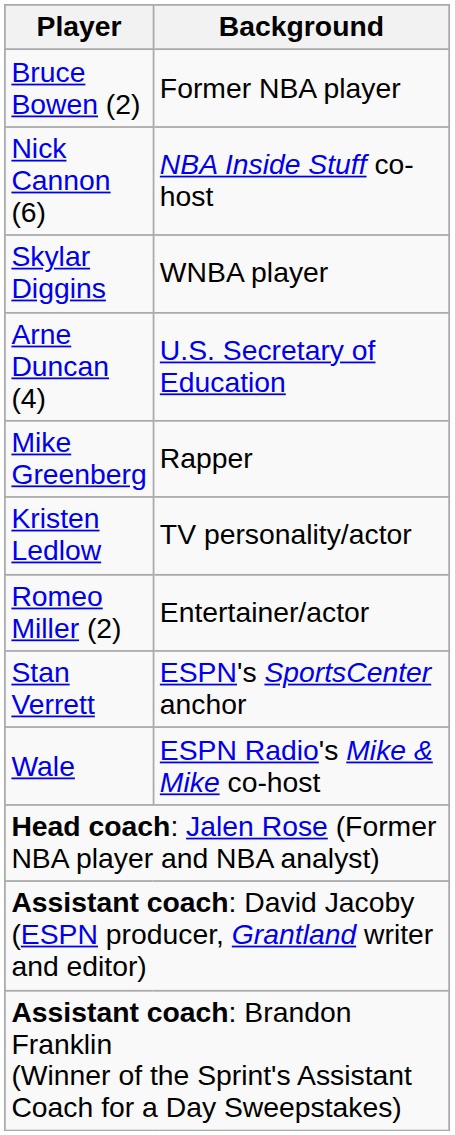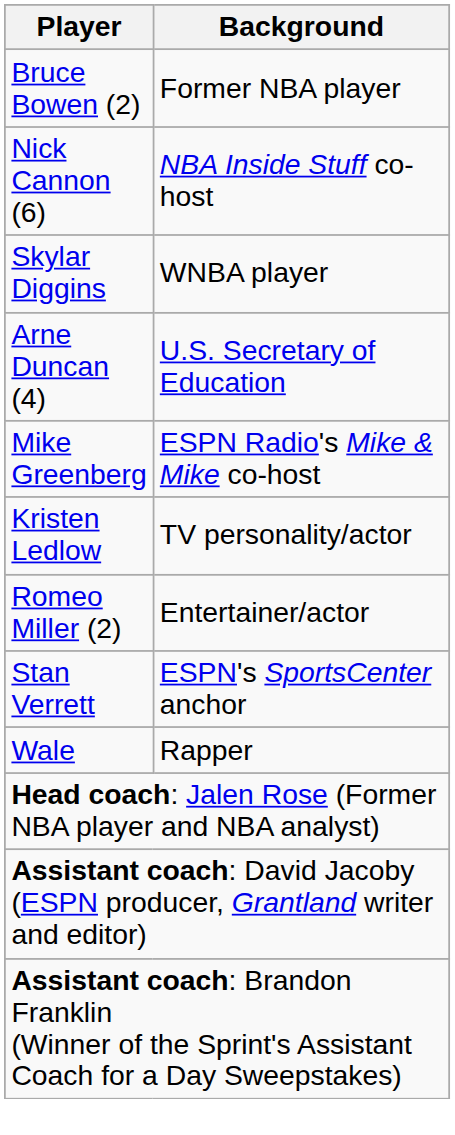(206, 458) Rapper -> (296, 458) ESPN Radio's Mike & Mike co-host
(296, 765) ESPN Radio's Mike & Mike co-host -> (206, 749) Rapper
